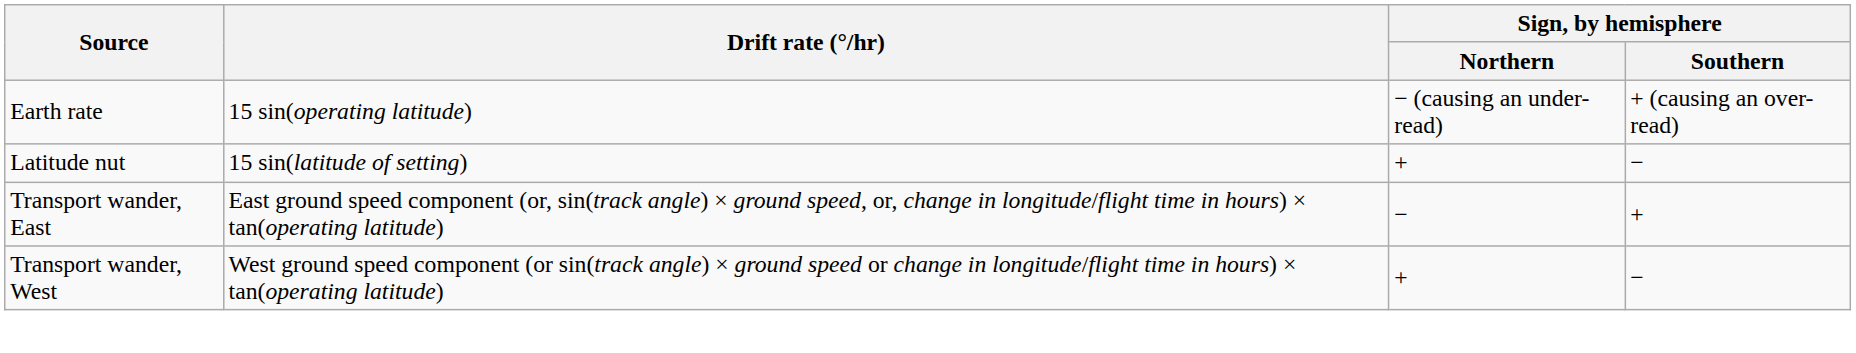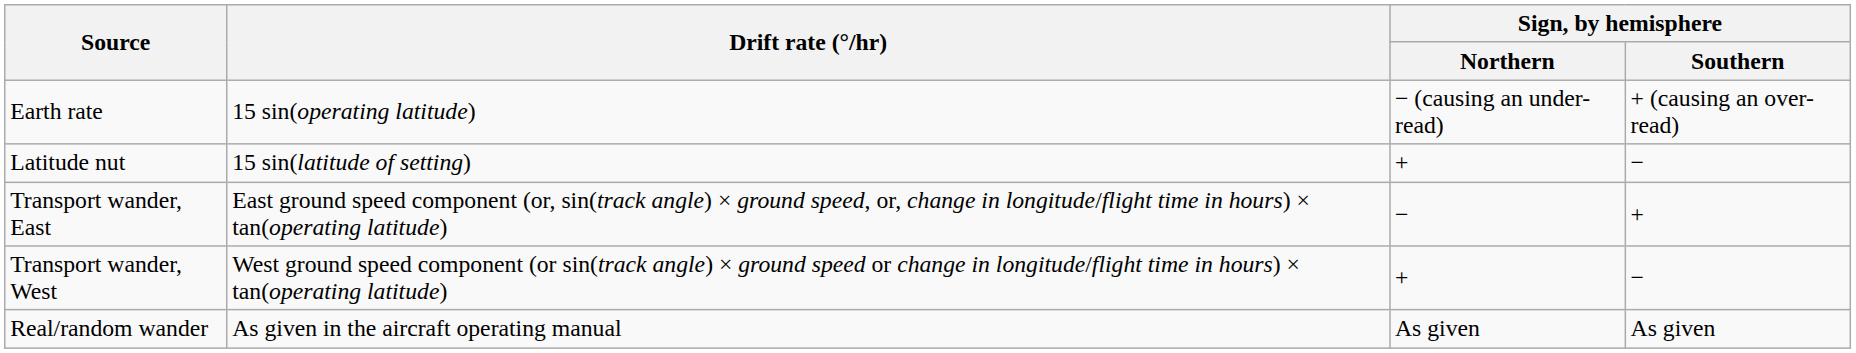+ row: (109, 328)
